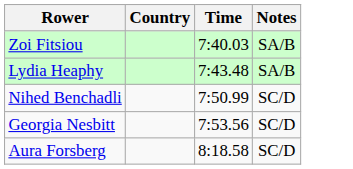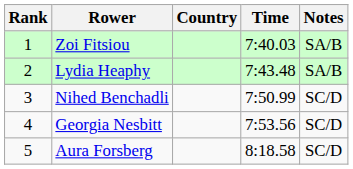+ column: (28, 17)
